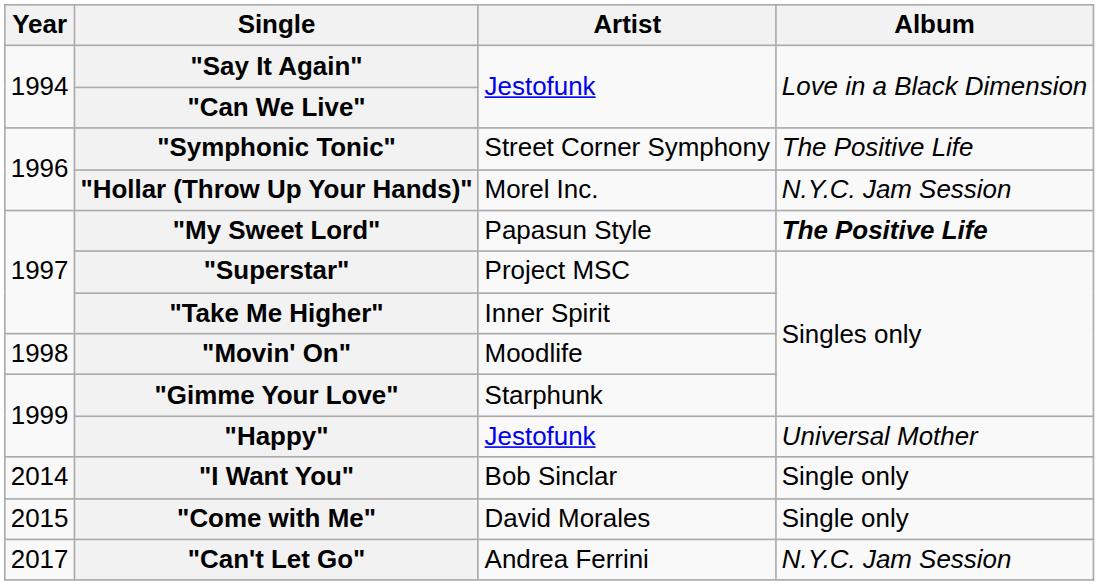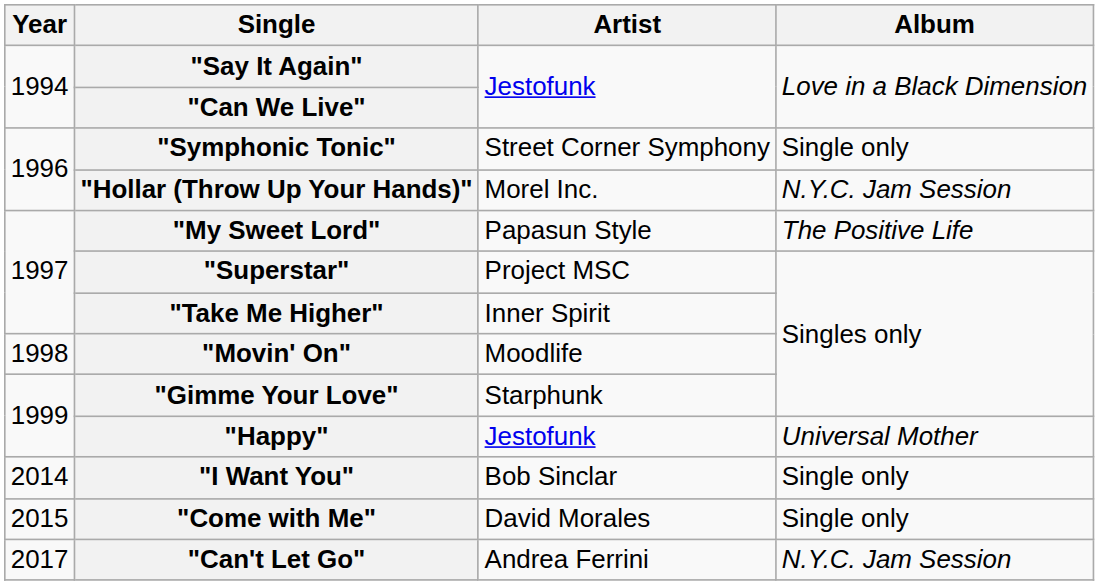(878, 148) The Positive Life -> (845, 148) Single only
(885, 230) bold -> (878, 230) normal
